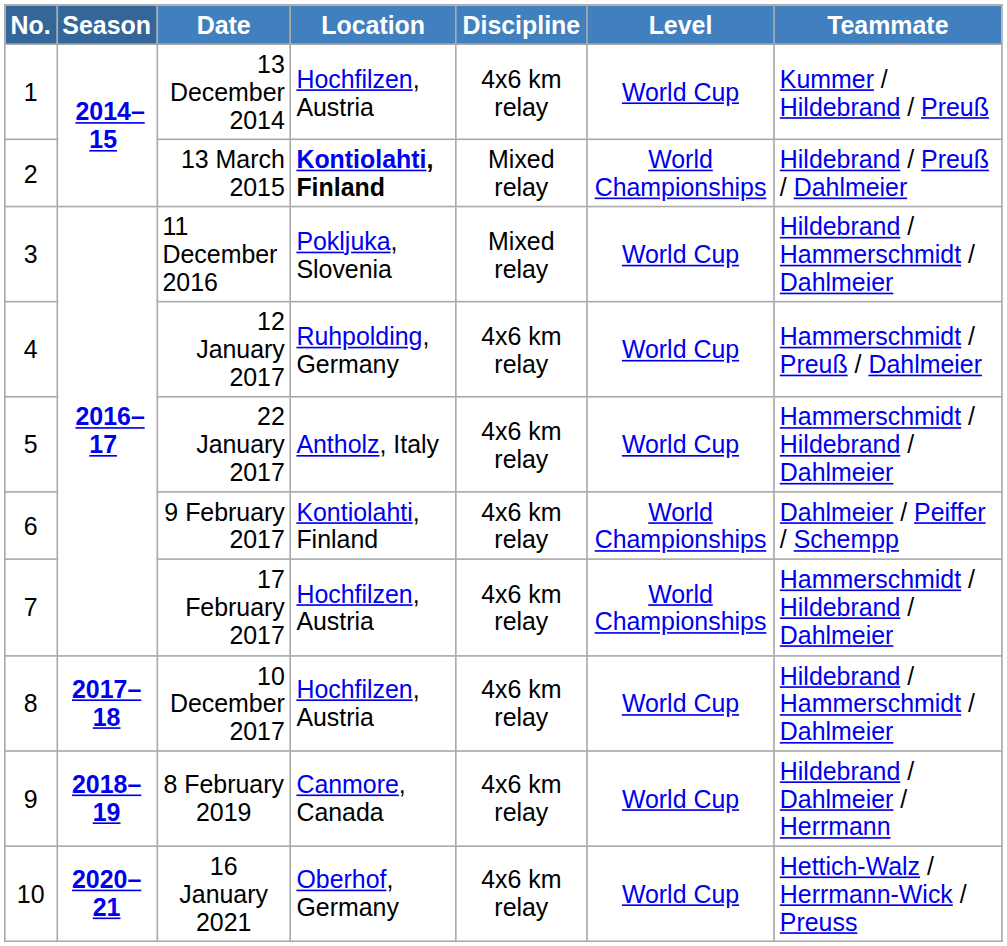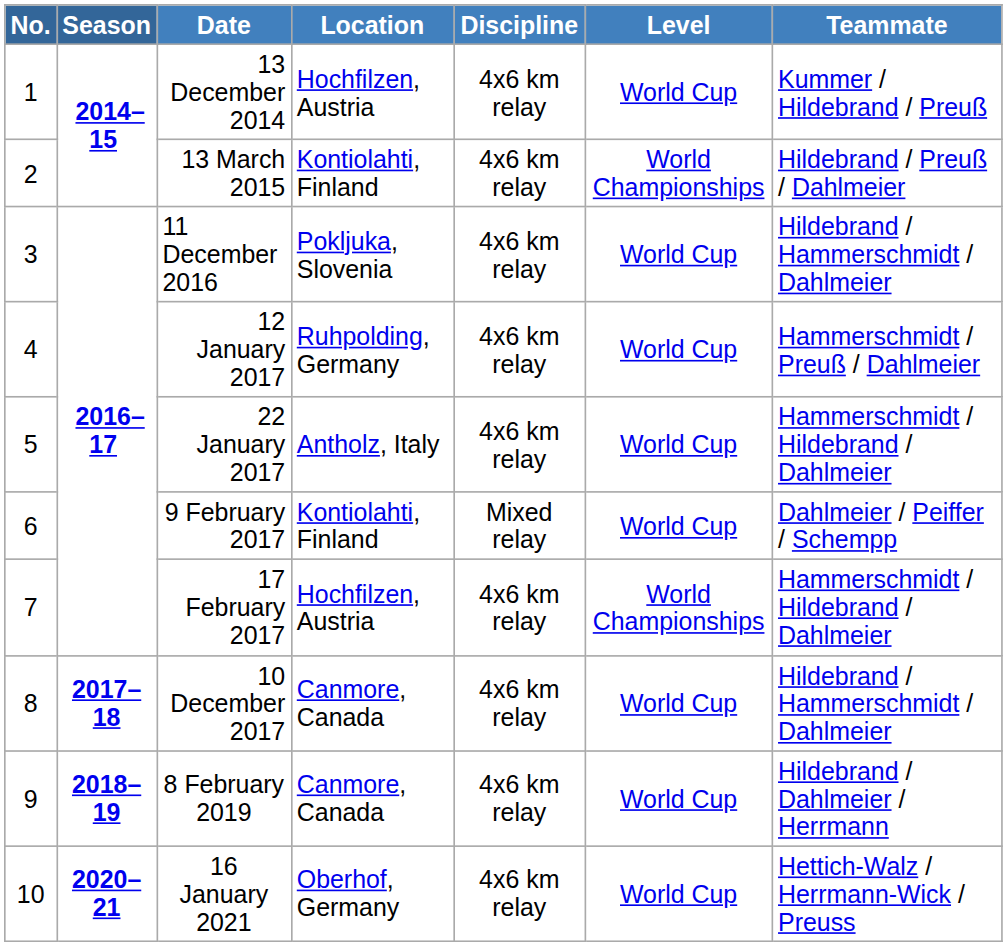(365, 173) bold -> (358, 173) normal
(521, 173) Mixed relay -> (519, 173) 4x6 km relay
(521, 255) Mixed relay -> (519, 255) 4x6 km relay
(521, 526) 4x6 km relay -> (519, 526) Mixed relay
(680, 526) World Championships -> (679, 526) World Cup
(358, 703) Hochfilzen, Austria -> (351, 703) Canmore, Canada
